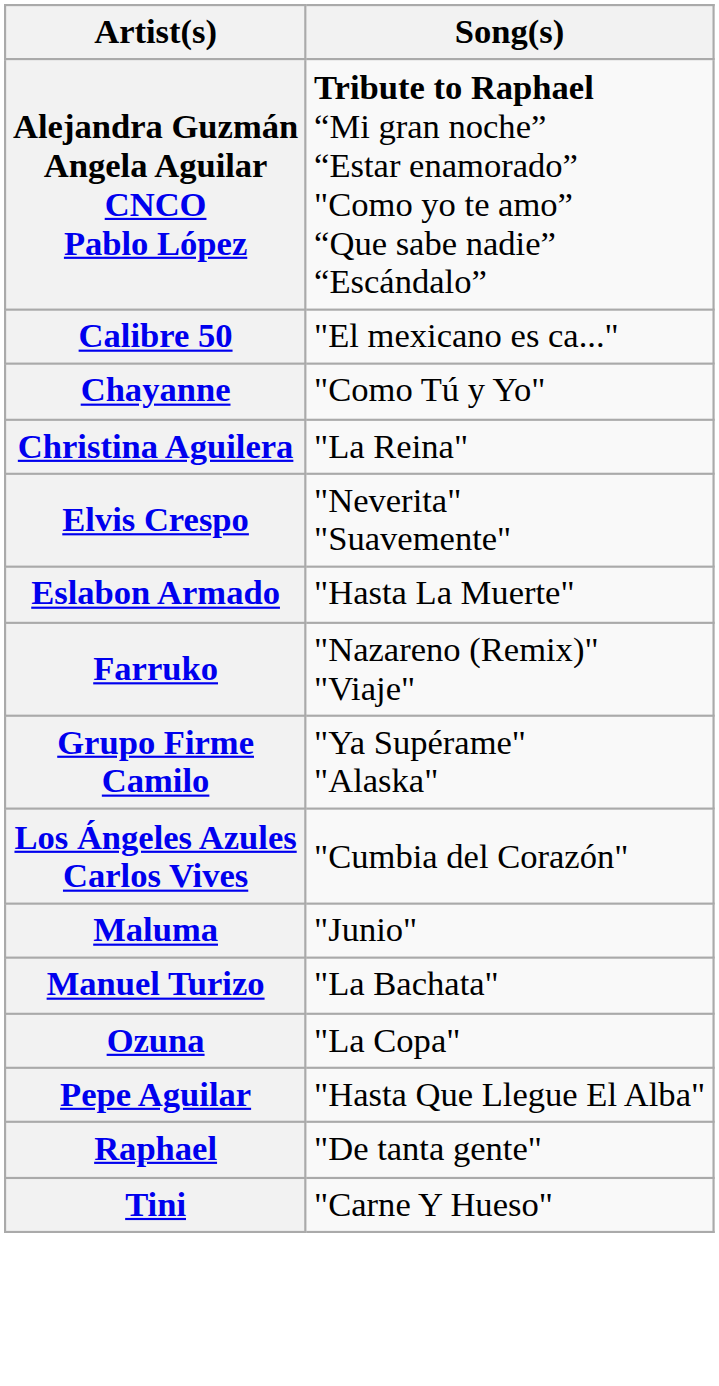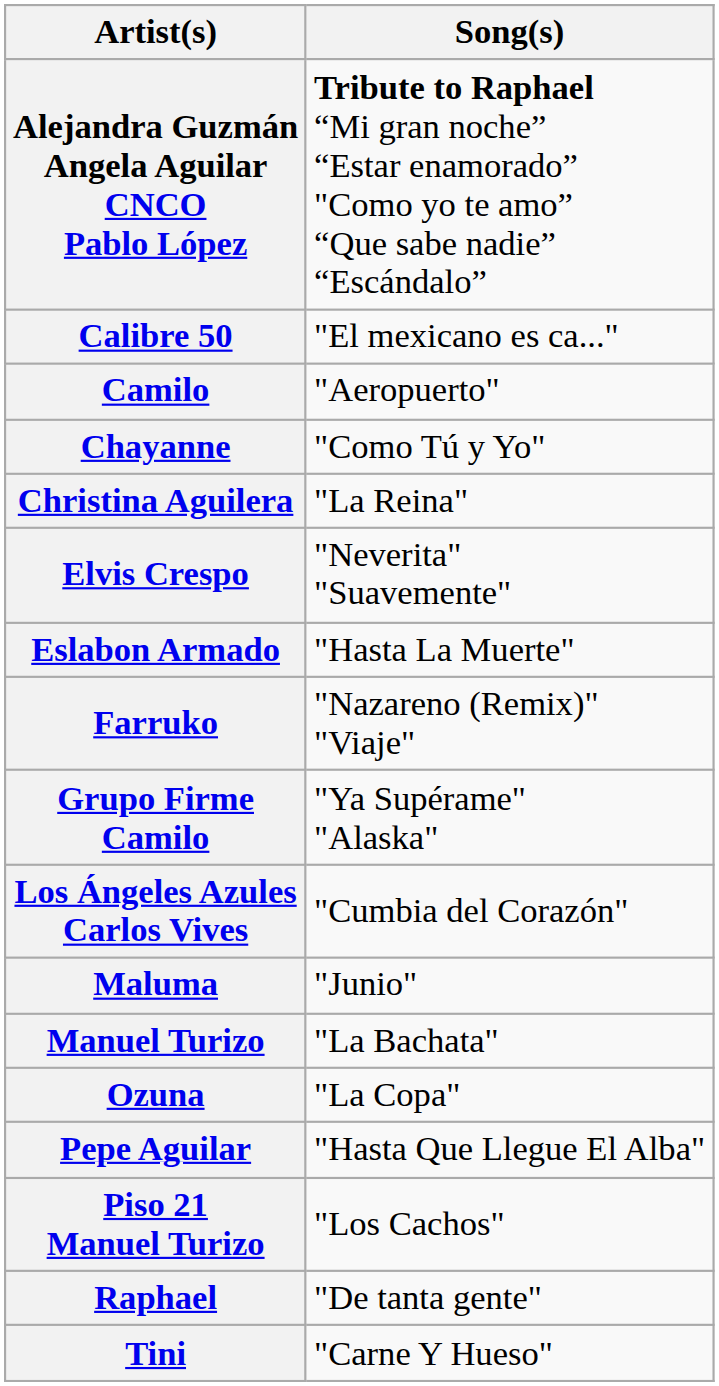+ row: (156, 390)
+ row: (156, 1223)
